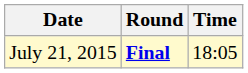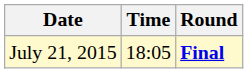columns swapped: (215, 20) <-> (154, 20)
